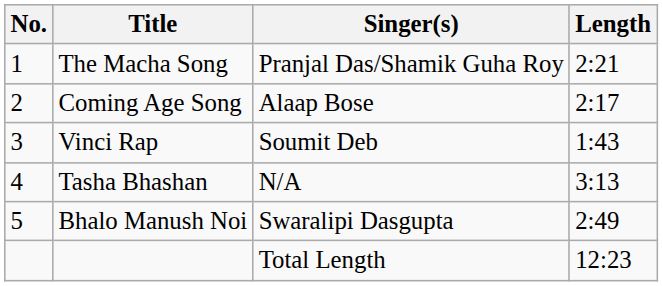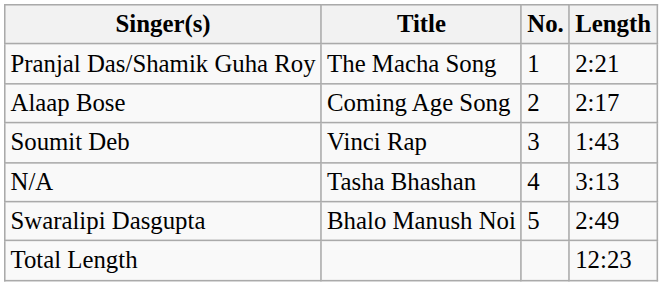columns swapped: (29, 24) <-> (411, 24)
